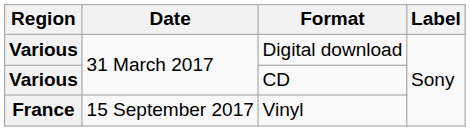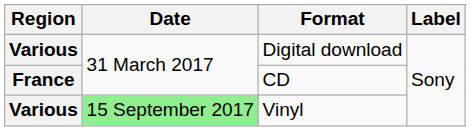(43, 79) Various -> (43, 79) France
(43, 110) France -> (43, 110) Various
(170, 110) no background -> (170, 110) lightgreen background
